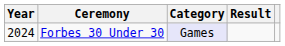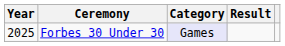(21, 32) 2024 -> (21, 32) 2025
